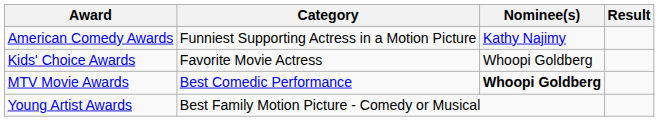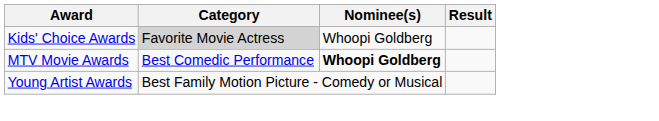- row: (91, 37)
(251, 60) no background -> (213, 37) lightgrey background
